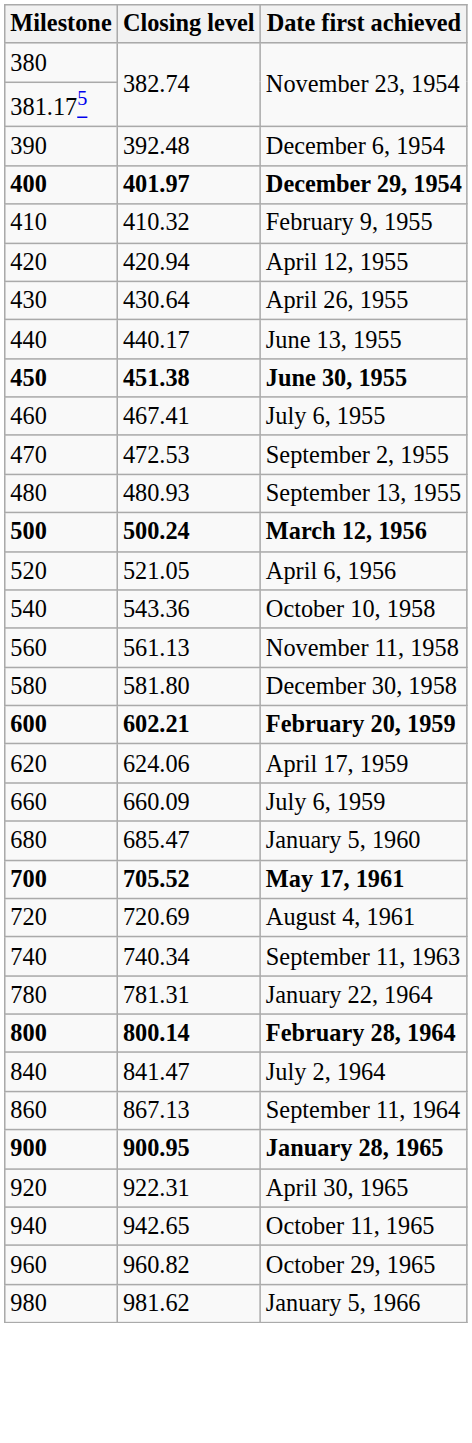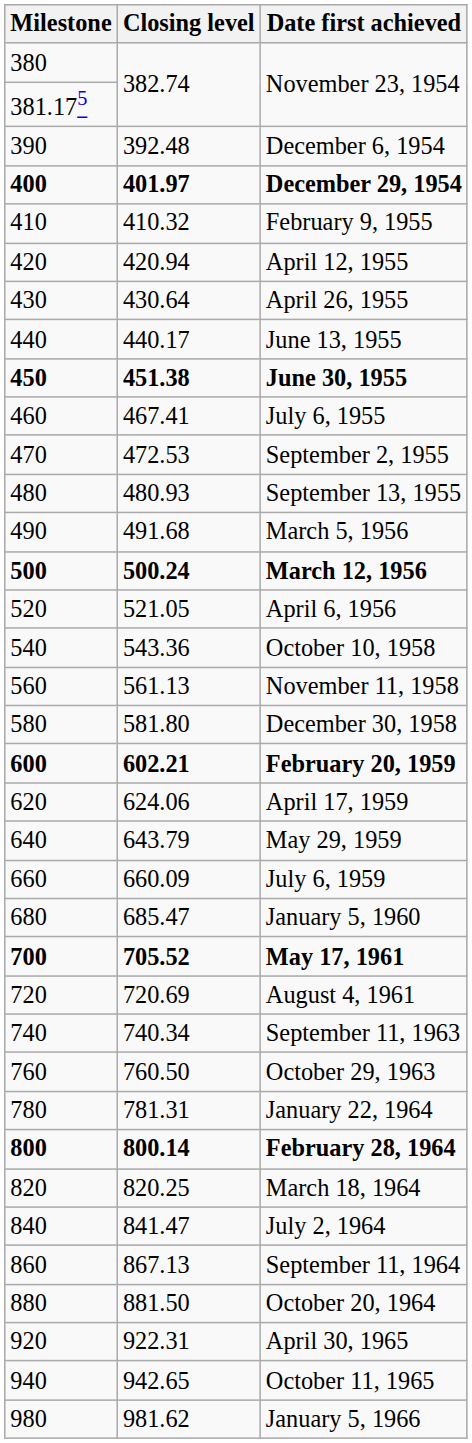+ row: (29, 531)
+ row: (29, 840)
+ row: (29, 1071)
+ row: (29, 1187)
+ row: (29, 1303)
- row: (29, 1148)
- row: (29, 1264)
